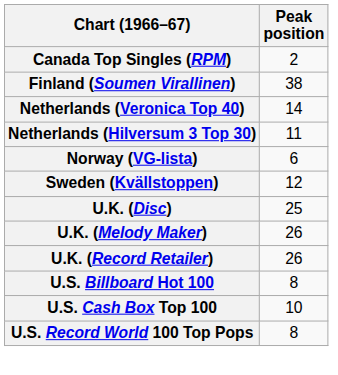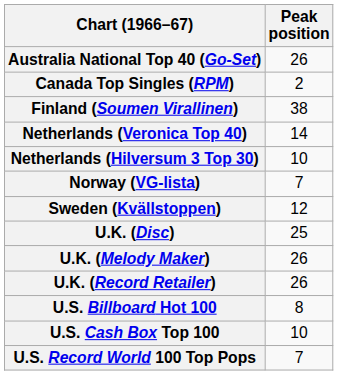+ row: (135, 59)
(294, 134) 11 -> (299, 158) 10
(294, 158) 6 -> (299, 183) 7
(294, 332) 8 -> (299, 357) 7
